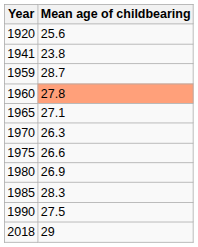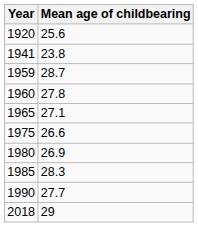(53, 93) lightsalmon background -> (53, 93) no background
- row: (21, 133)
(53, 212) 27.5 -> (53, 192) 27.7
